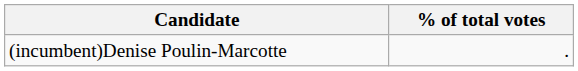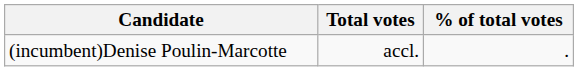+ column: (370, 19)
